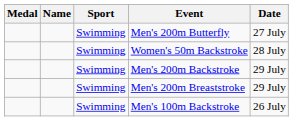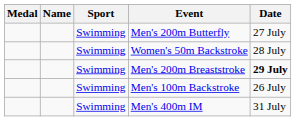- row: (185, 69)
(269, 88) normal -> (270, 69) bold
+ row: (167, 106)
